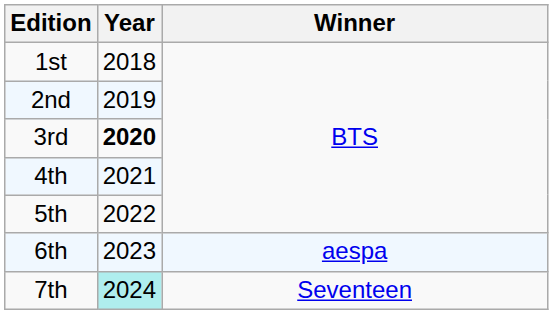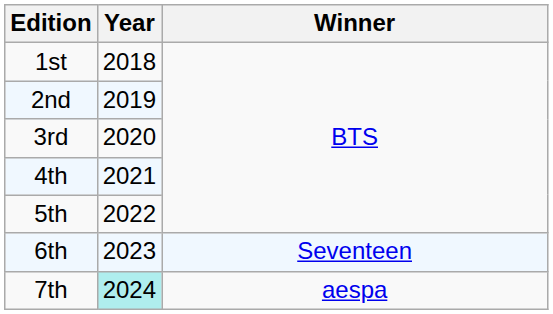(129, 137) bold -> (129, 137) normal
(355, 251) aespa -> (355, 251) Seventeen
(355, 289) Seventeen -> (355, 289) aespa
